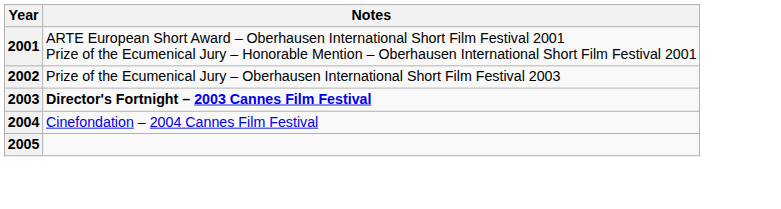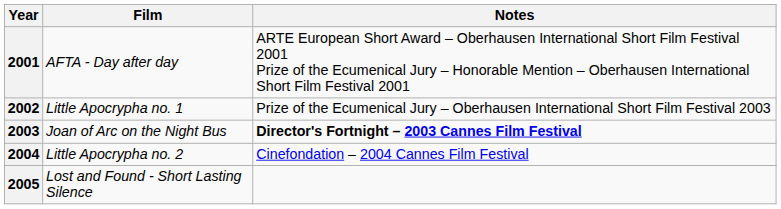+ column: (148, 15)
